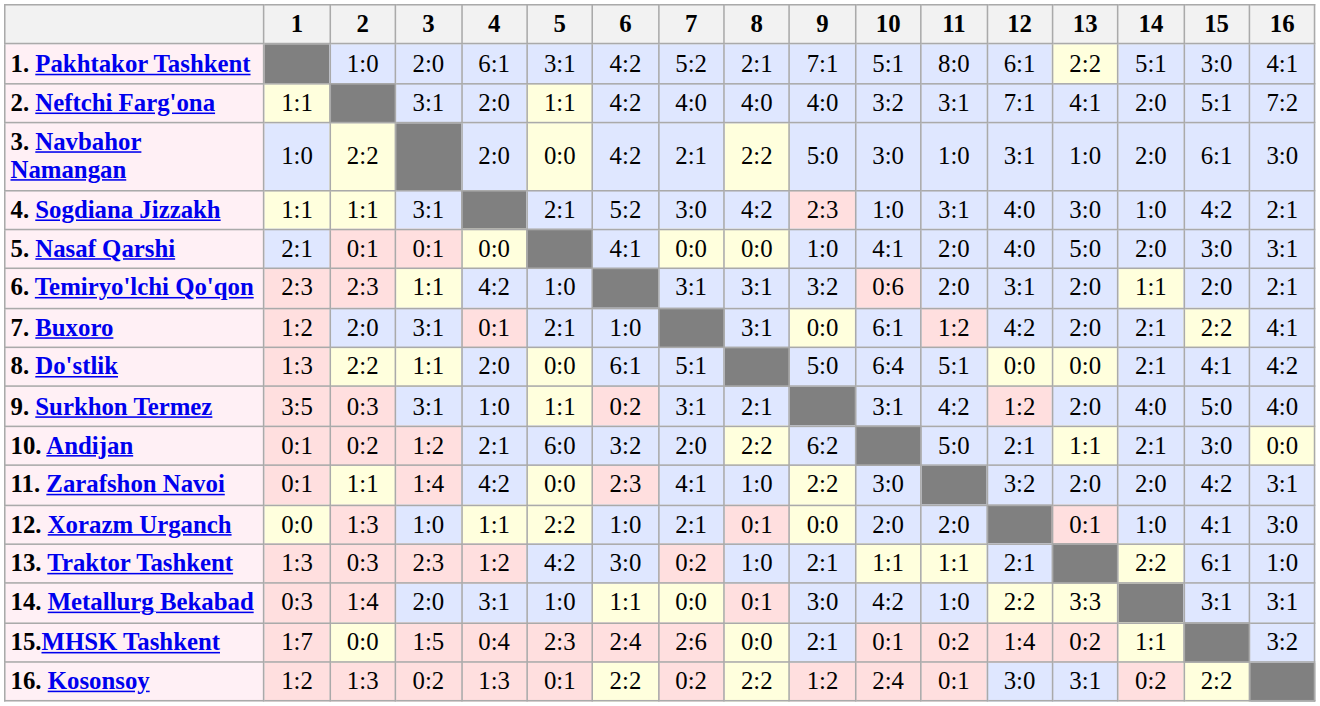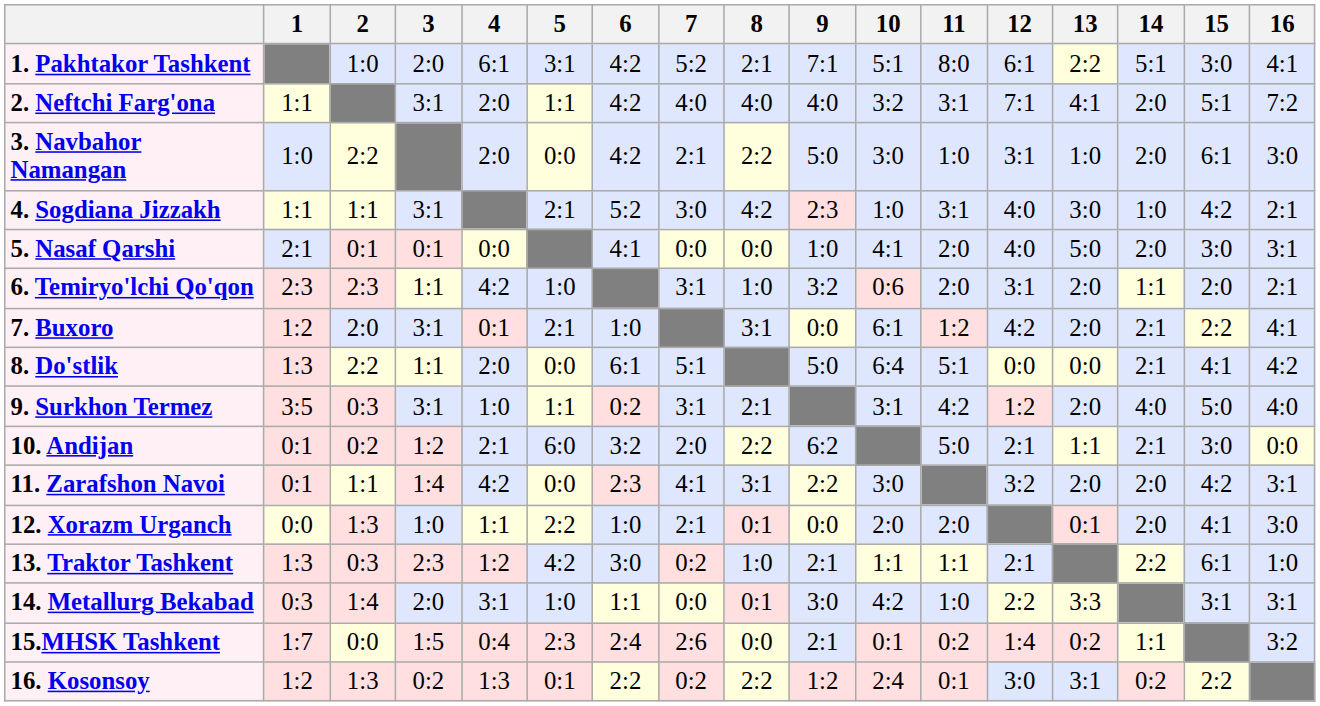(757, 288) 3:1 -> (757, 288) 1:0
(757, 484) 1:0 -> (757, 484) 3:1
(1151, 524) 1:0 -> (1151, 524) 2:0
